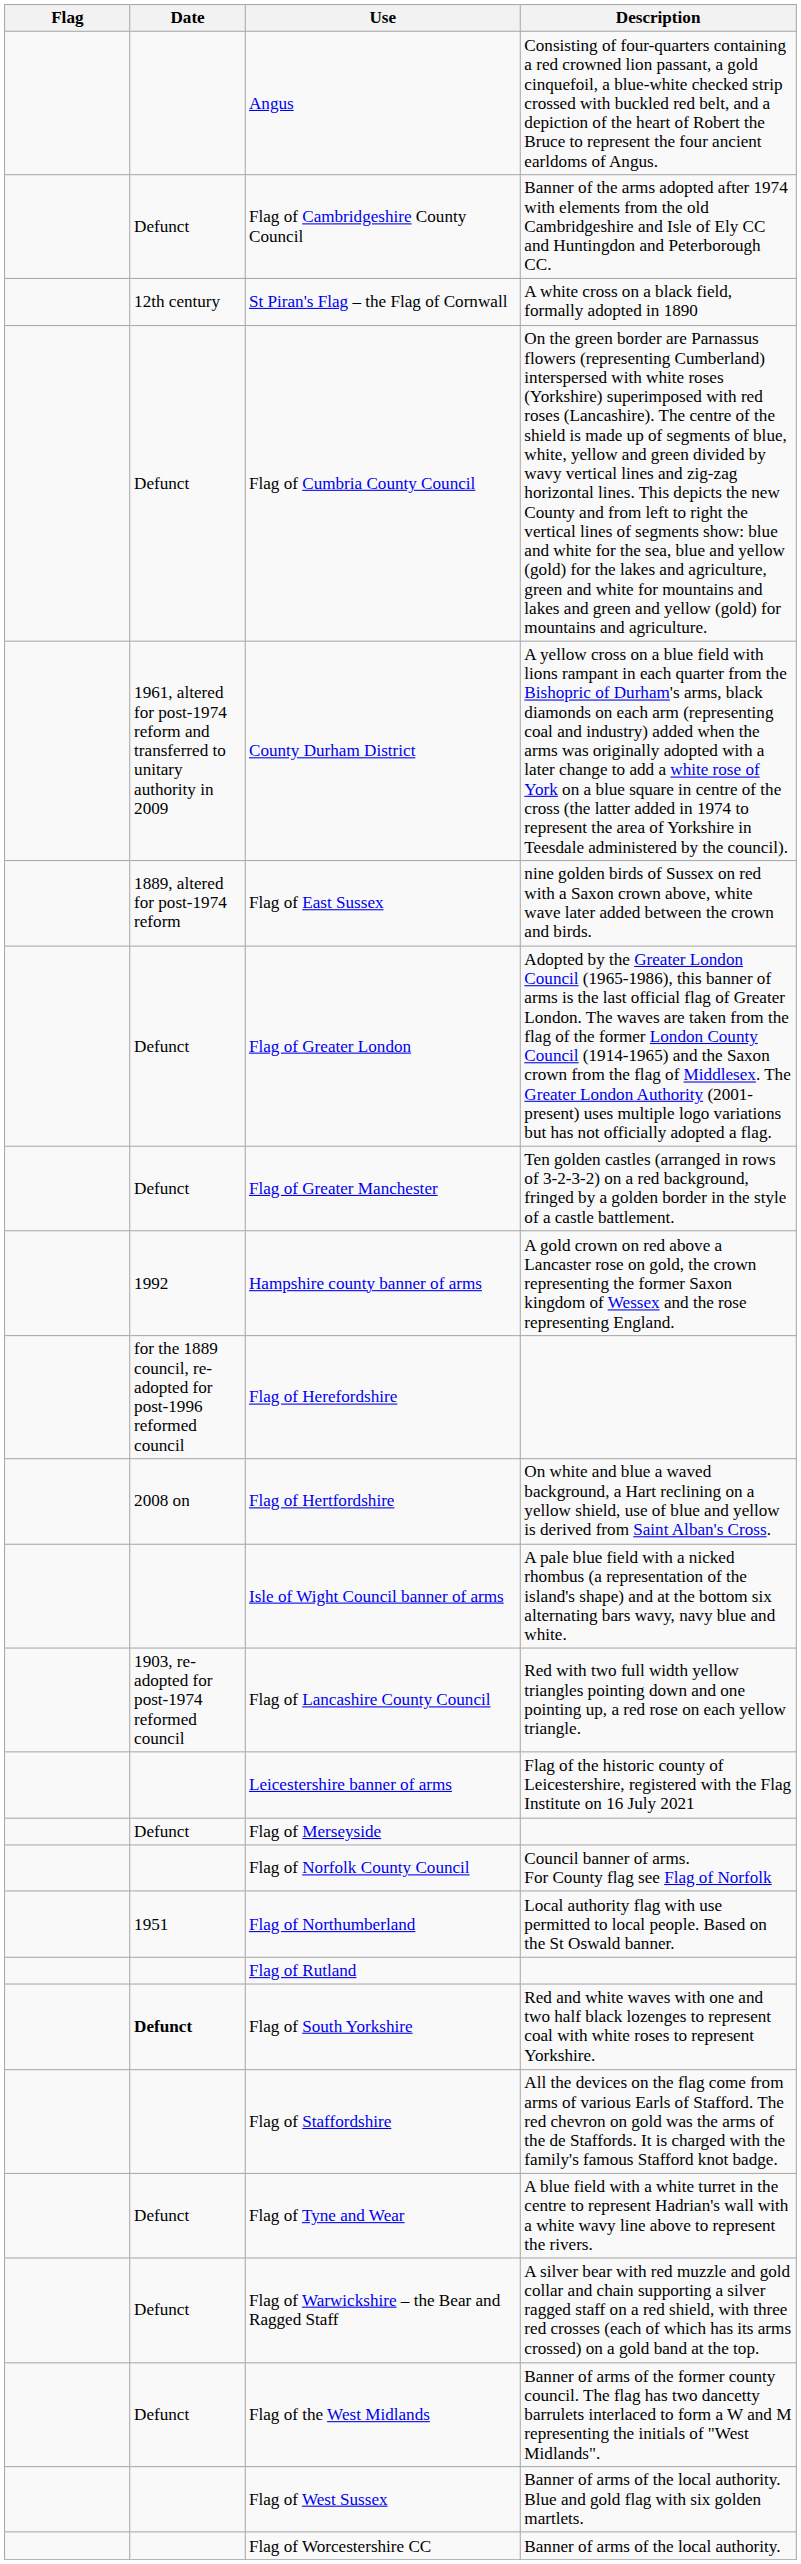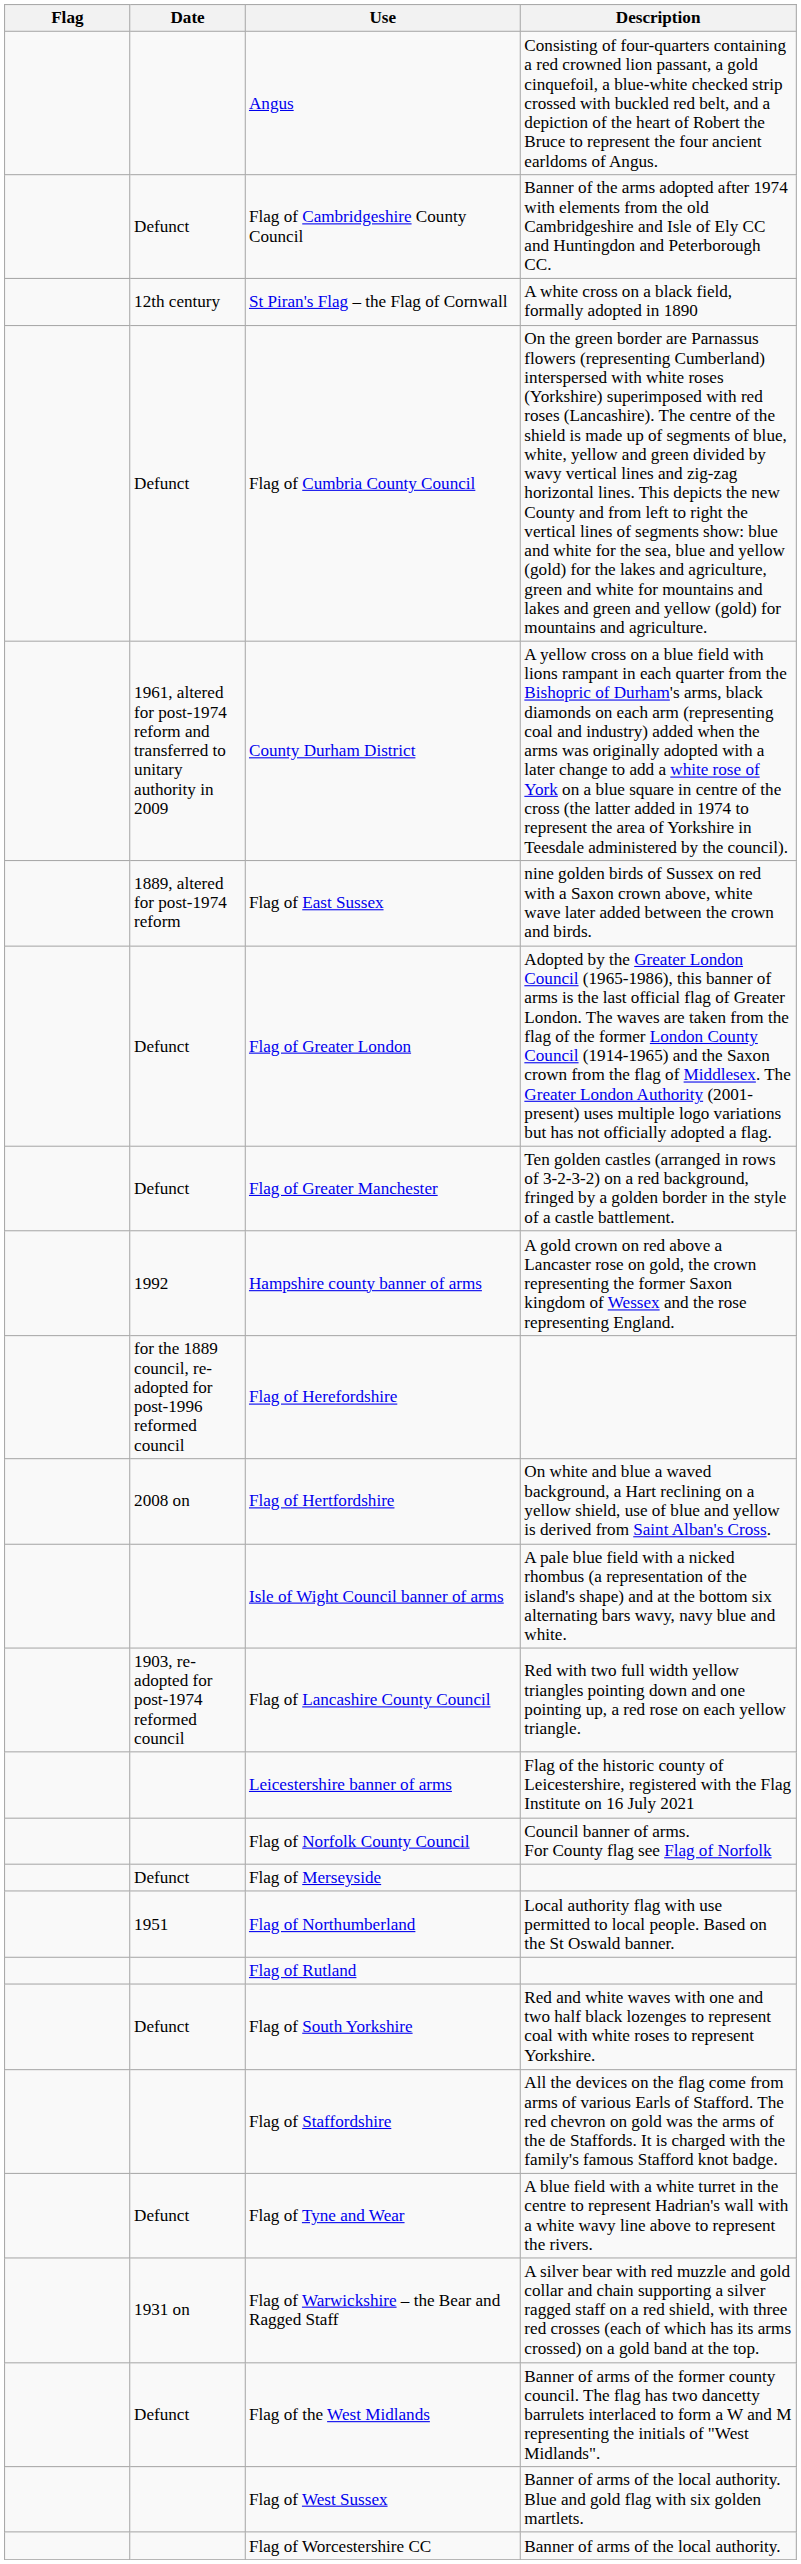rows swapped: (315, 1831) <-> (359, 1868)
(163, 2026) bold -> (162, 2026) normal
(162, 2310) Defunct -> (162, 2310) 1931 on
